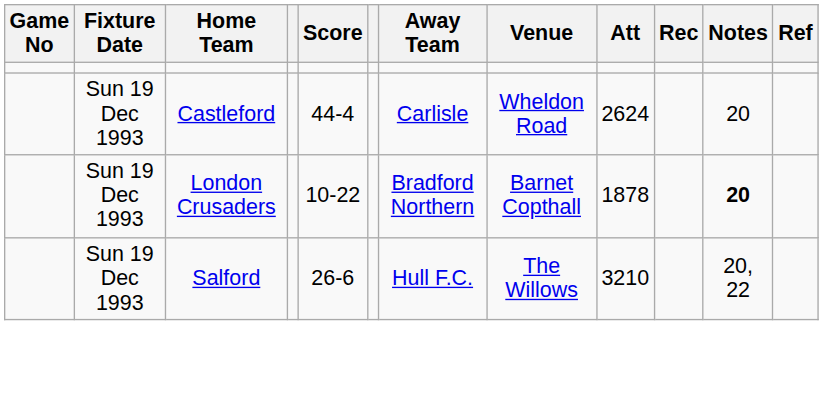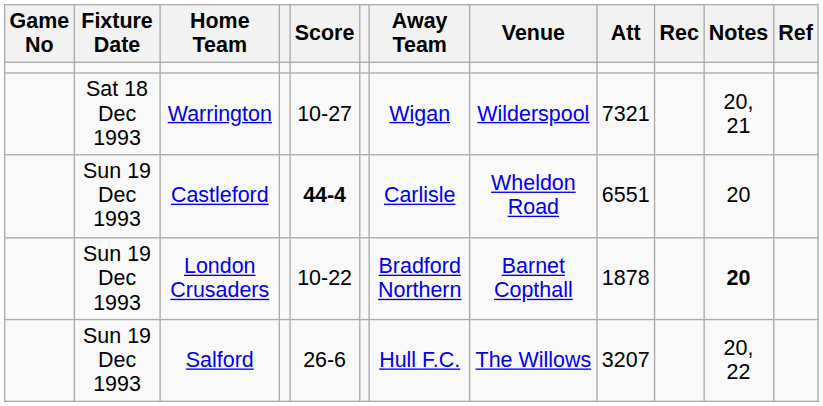+ row: (220, 113)
(333, 113) normal -> (325, 195) bold
(625, 113) 2624 -> (626, 195) 6551
(625, 278) 3210 -> (626, 360) 3207
